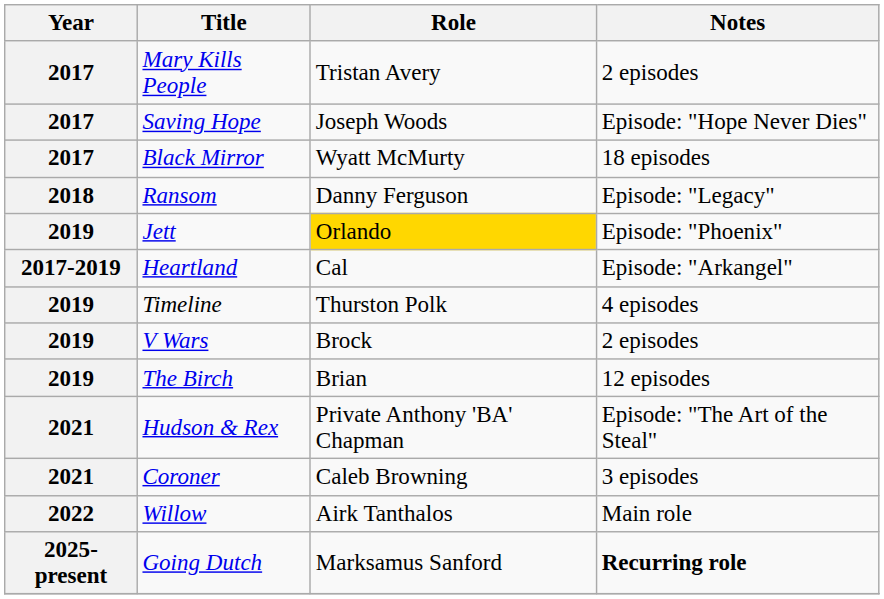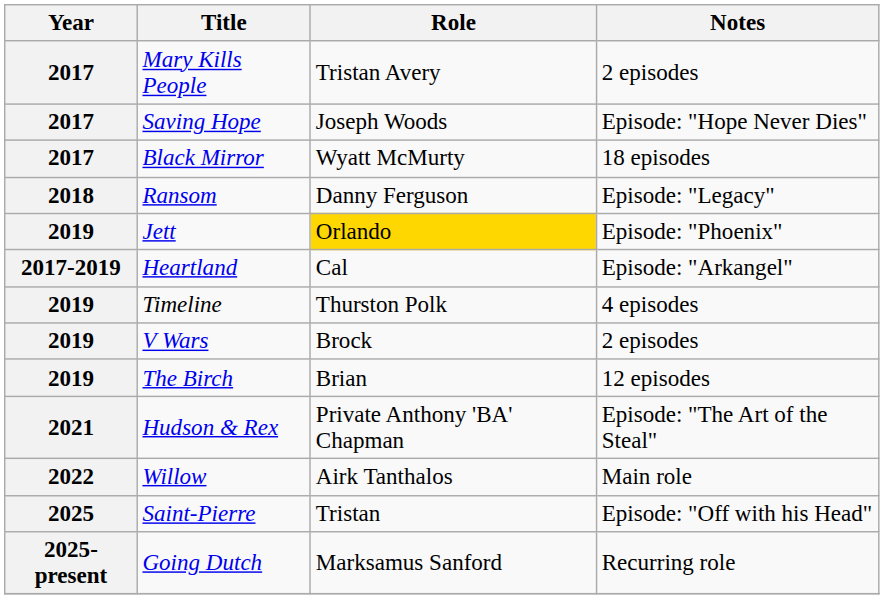- row: (181, 476)
+ row: (199, 513)
(674, 562) bold -> (669, 562) normal
